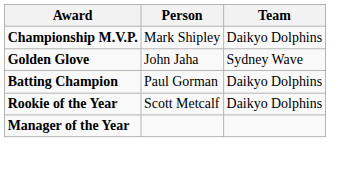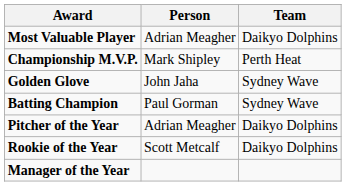+ row: (71, 37)
(274, 37) Daikyo Dolphins -> (272, 59) Perth Heat
(274, 81) Daikyo Dolphins -> (280, 103) Sydney Wave
+ row: (63, 125)
